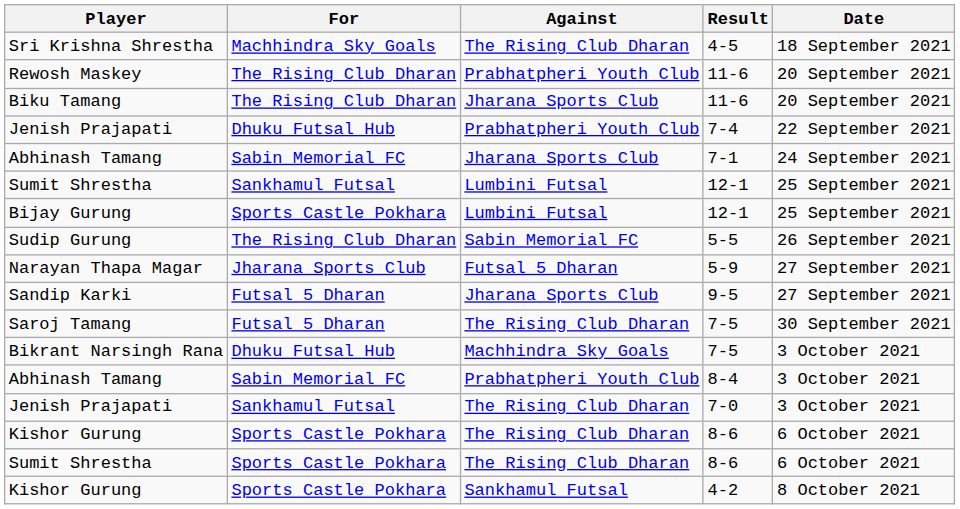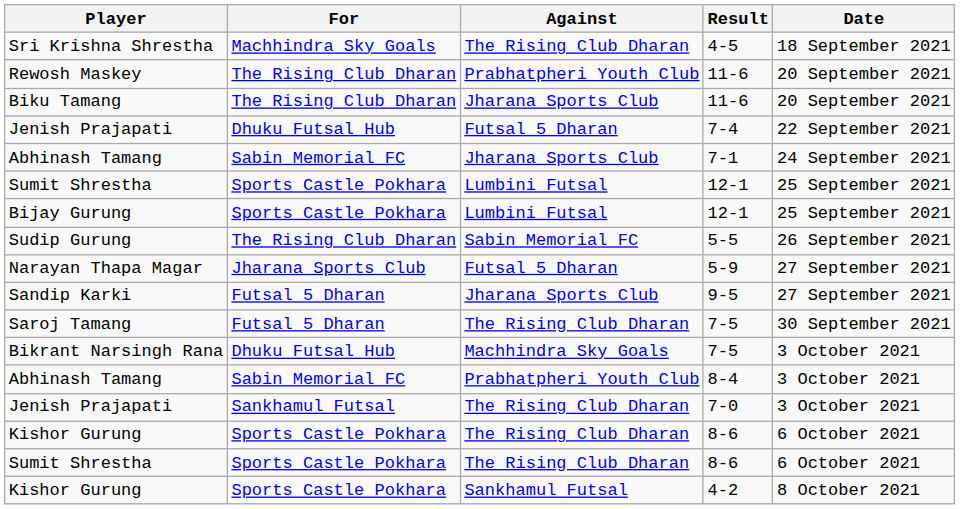(582, 130) Prabhatpheri Youth Club -> (541, 130) Futsal 5 Dharan
(313, 185) Sankhamul Futsal -> (339, 185) Sports Castle Pokhara
